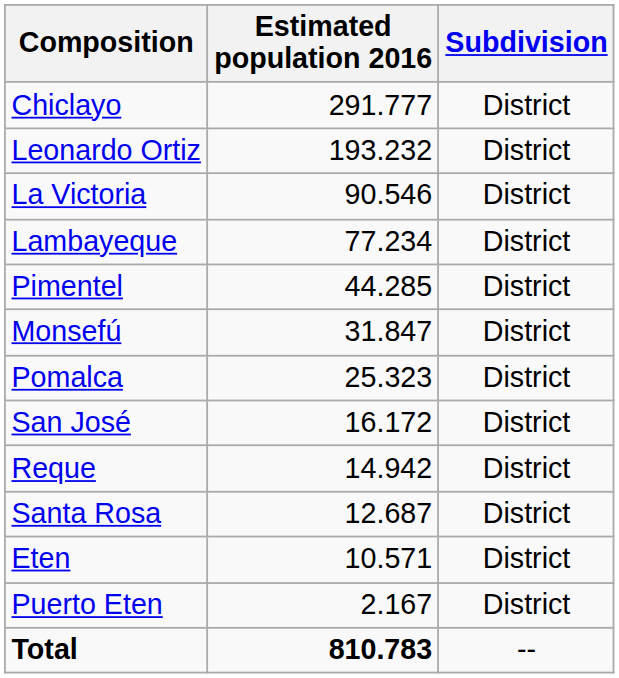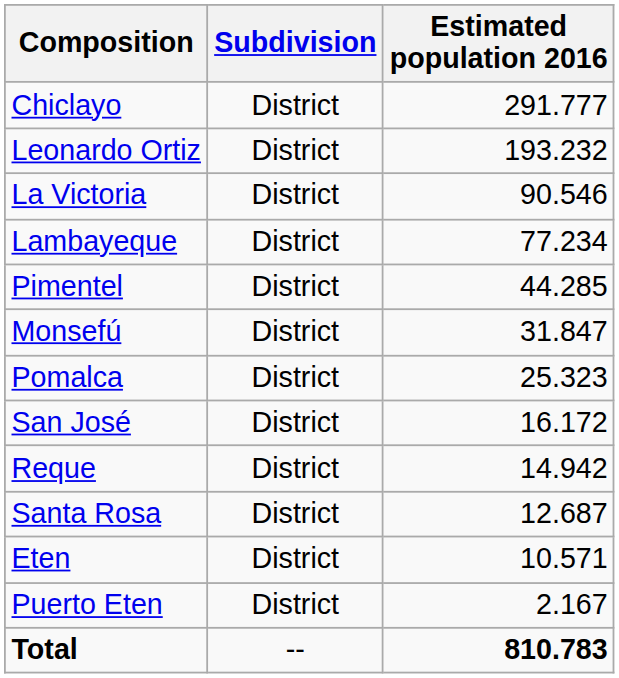columns swapped: (323, 43) <-> (527, 43)
